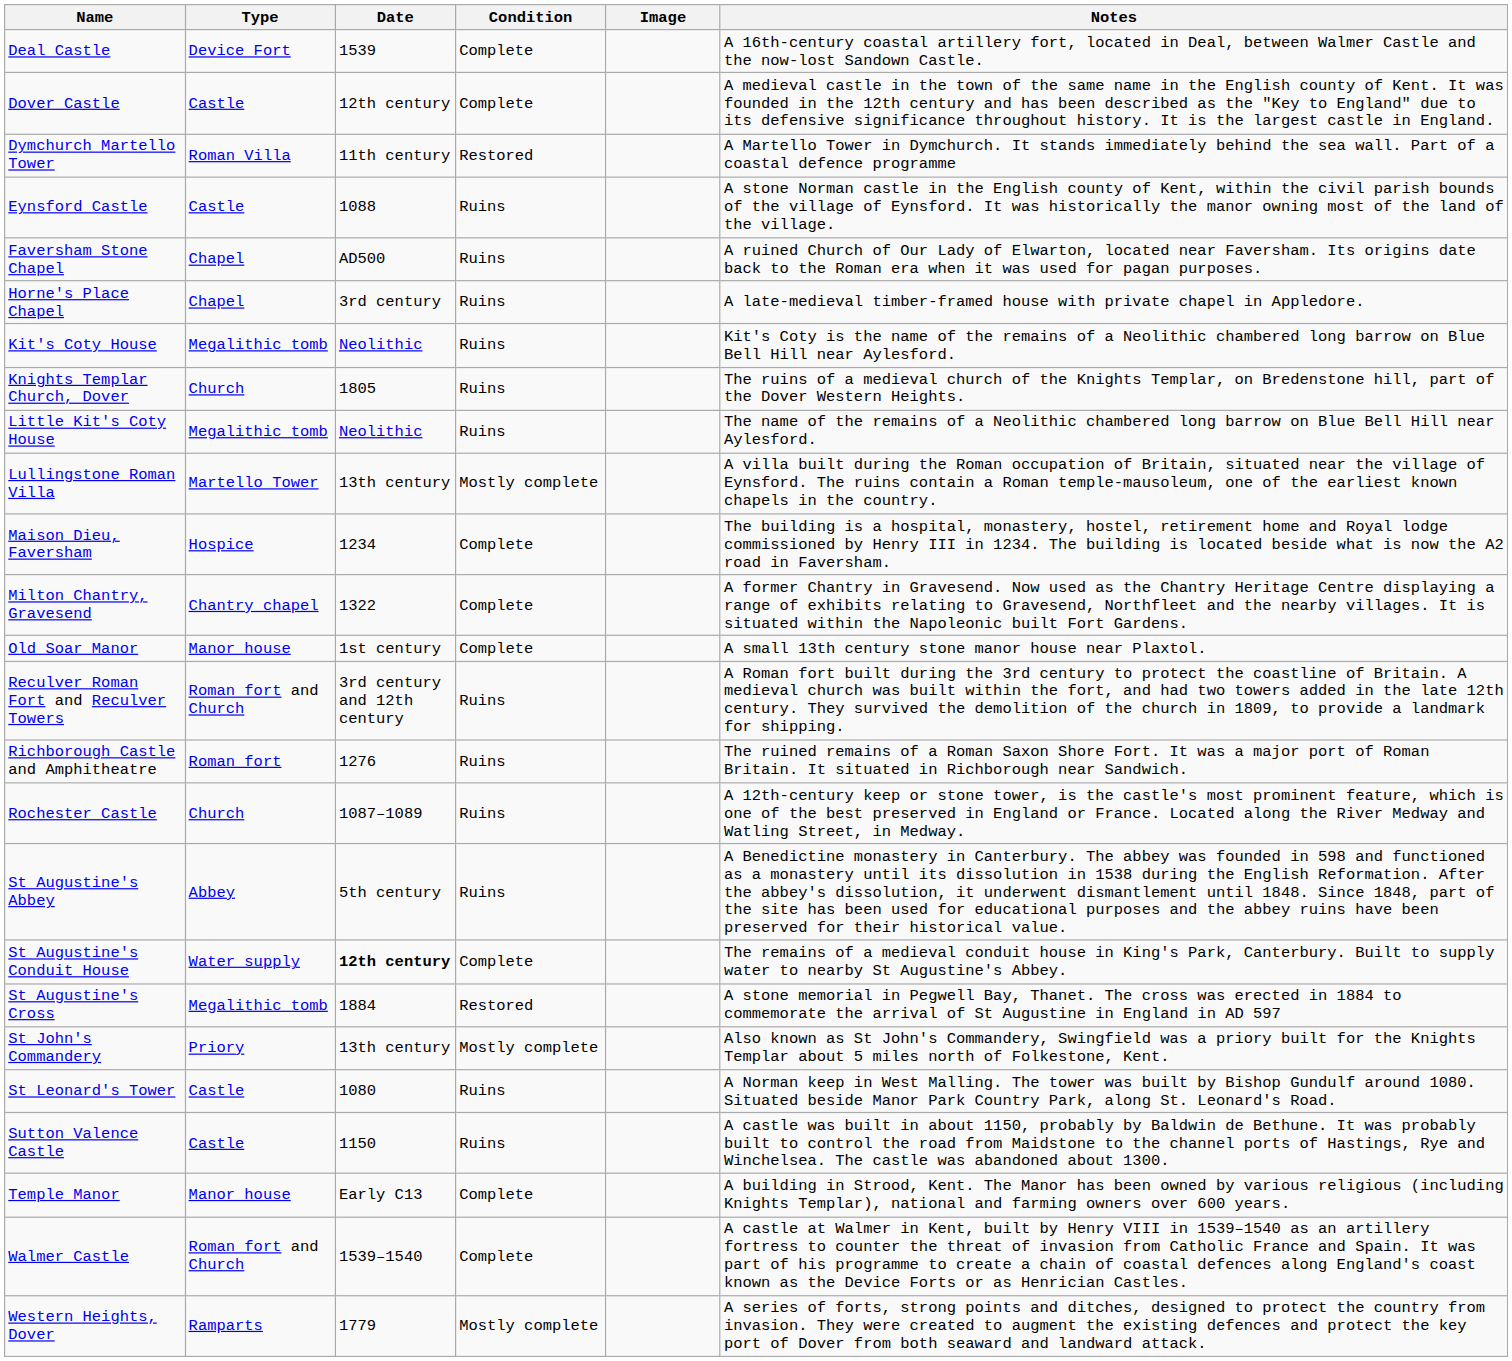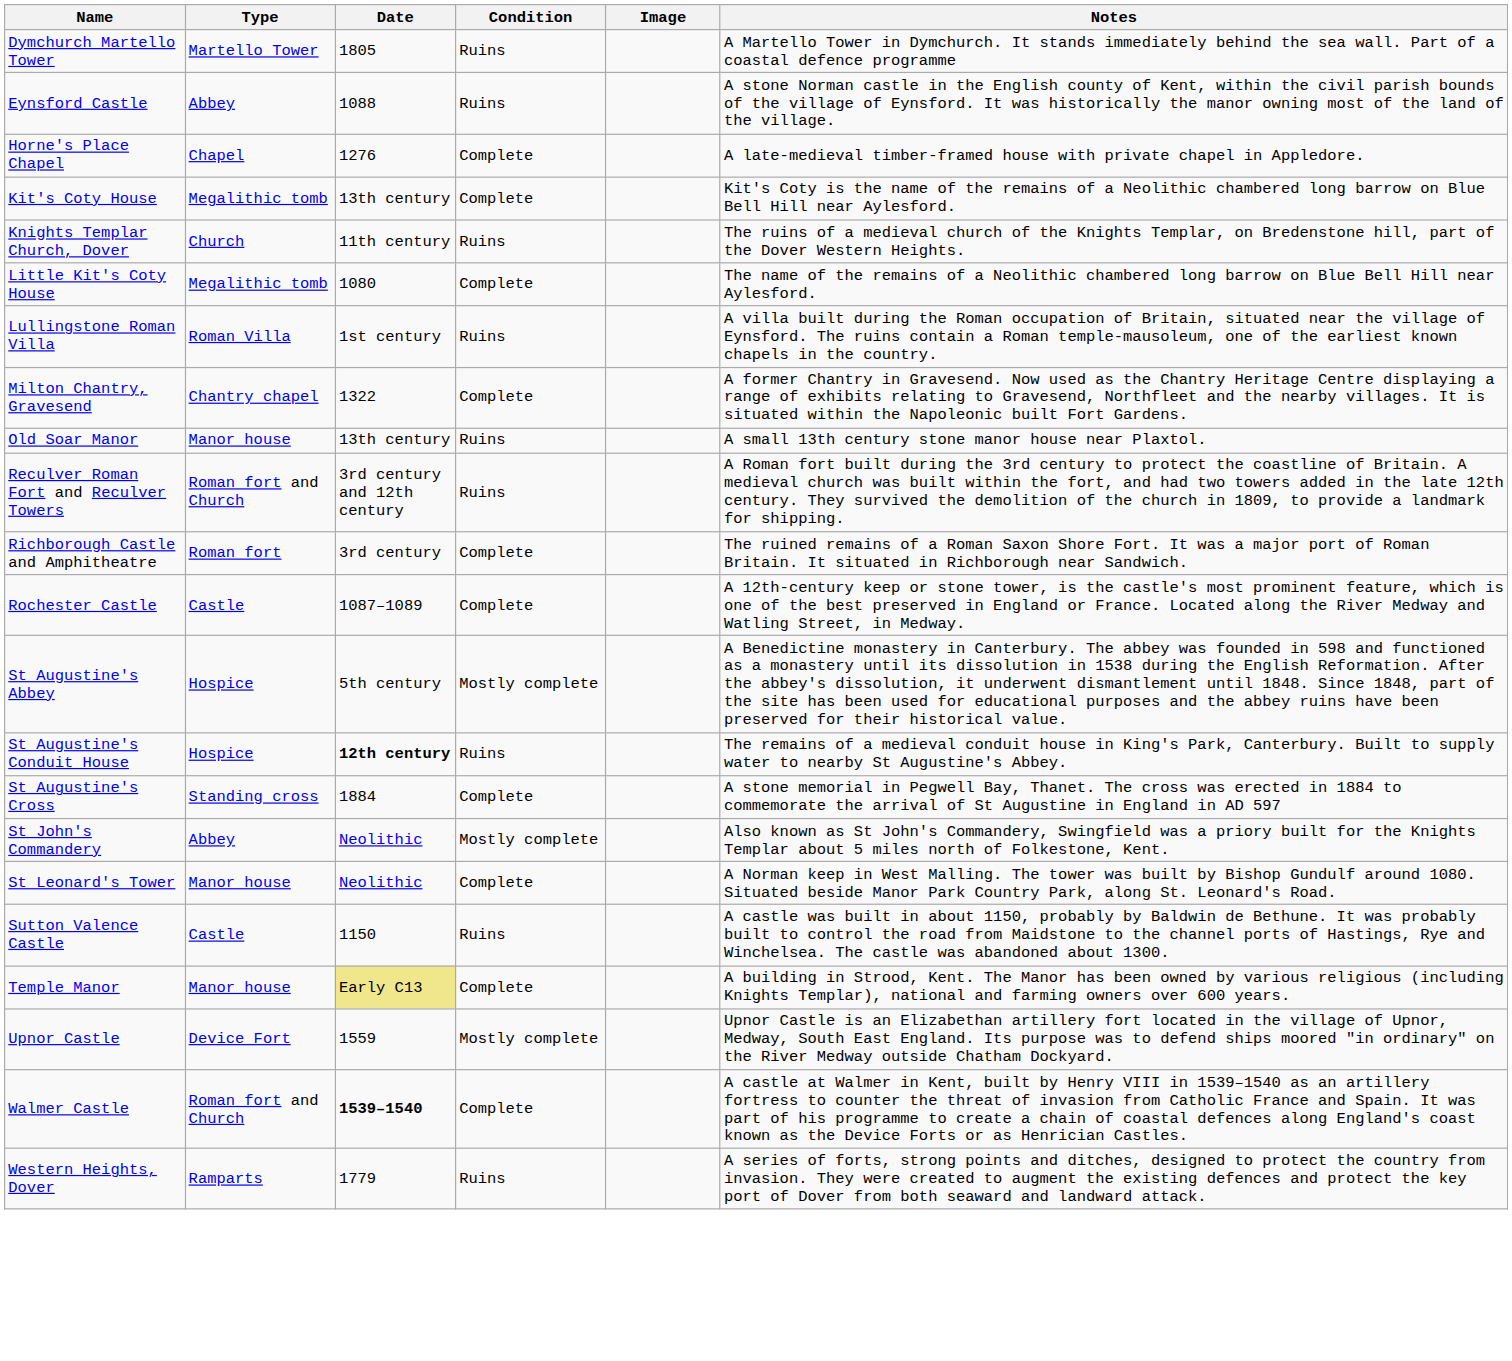- row: (59, 51)
- row: (64, 103)
(240, 155) Roman Villa -> (254, 51) Martello Tower
(395, 155) 11th century -> (357, 51) 1805
(496, 155) Restored -> (482, 51) Ruins
(216, 207) Castle -> (212, 103) Abbey
- row: (78, 259)
(390, 302) 3rd century -> (357, 155) 1276
(482, 302) Ruins -> (496, 155) Complete
(381, 345) Neolithic -> (395, 198) 13th century
(482, 345) Ruins -> (496, 198) Complete
(357, 388) 1805 -> (395, 241) 11th century
(381, 432) Neolithic -> (357, 285) 1080
(482, 432) Ruins -> (496, 285) Complete
(254, 484) Martello Tower -> (240, 336) Roman Villa
(395, 484) 13th century -> (390, 336) 1st century
(529, 484) Mostly complete -> (482, 336) Ruins
- row: (64, 544)
(390, 648) 1st century -> (395, 440) 13th century
(496, 648) Complete -> (482, 440) Ruins
(357, 761) 1276 -> (390, 553) 3rd century
(482, 761) Ruins -> (496, 553) Complete
(216, 813) Church -> (216, 605) Castle
(482, 813) Ruins -> (496, 605) Complete
(212, 892) Abbey -> (221, 684) Hospice
(482, 892) Ruins -> (529, 684) Mostly complete
(244, 962) Water supply -> (221, 754) Hospice
(496, 962) Complete -> (482, 754) Ruins
(258, 1005) Megalithic tomb -> (254, 797) Standing cross
(496, 1005) Restored -> (496, 797) Complete
(216, 1048) Priory -> (212, 840) Abbey
(395, 1048) 13th century -> (381, 840) Neolithic
(216, 1091) Castle -> (240, 883) Manor house
(357, 1091) 1080 -> (381, 883) Neolithic
(482, 1091) Ruins -> (496, 883) Complete
(381, 1195) no background -> (381, 987) khaki background
+ row: (64, 1039)
(381, 1256) normal -> (381, 1109) bold
(529, 1326) Mostly complete -> (482, 1179) Ruins
